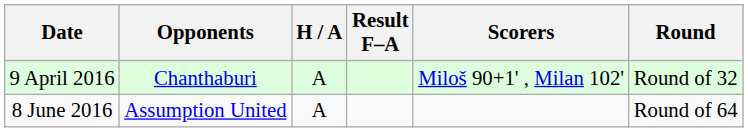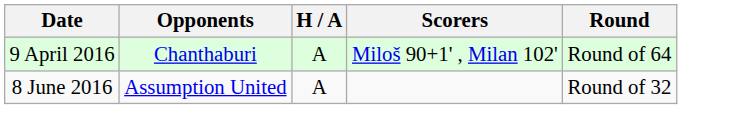- column: (380, 32)
(686, 77) Round of 32 -> (619, 53) Round of 64
(686, 110) Round of 64 -> (619, 86) Round of 32
